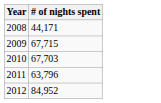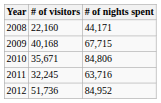+ column: (56, 12)
(45, 59) 67,703 -> (98, 59) 84,806
(45, 75) 63,796 -> (98, 75) 63,716
